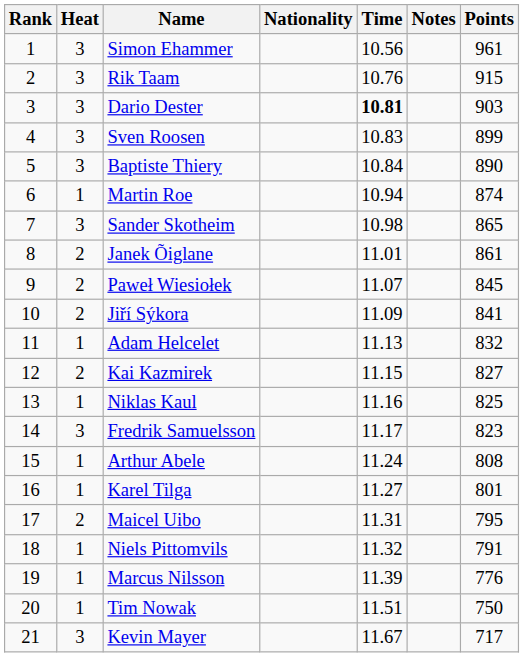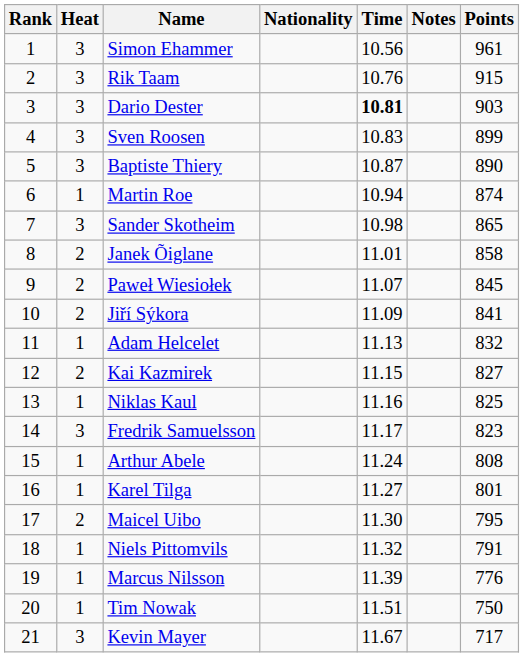(382, 166) 10.84 -> (382, 166) 10.87
(489, 254) 861 -> (489, 254) 858
(382, 519) 11.31 -> (382, 519) 11.30
